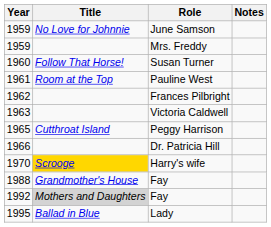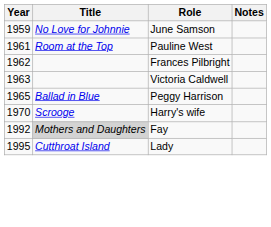- row: (19, 46)
- row: (19, 63)
(72, 130) Cutthroat Island -> (67, 96) Ballad in Blue
- row: (19, 146)
(55, 163) gold background -> (55, 113) no background
- row: (19, 180)
(67, 213) Ballad in Blue -> (72, 146) Cutthroat Island
